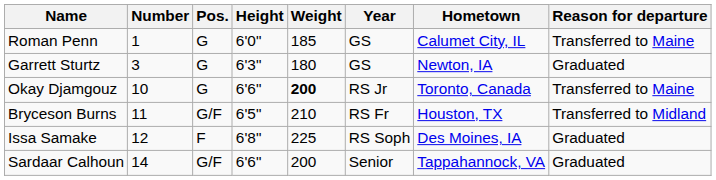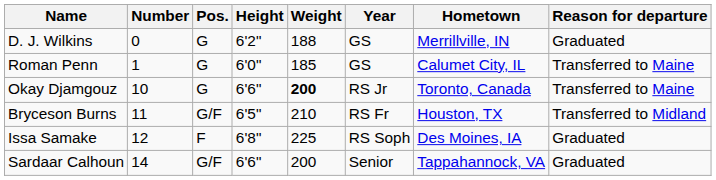+ row: (50, 41)
- row: (54, 65)
